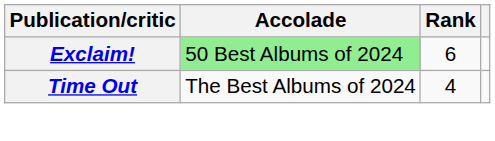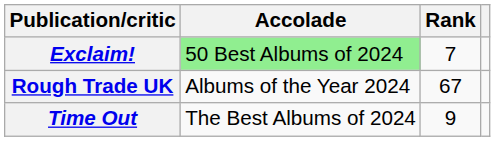(451, 53) 6 -> (451, 53) 7
+ row: (93, 86)
(451, 86) 4 -> (451, 119) 9
